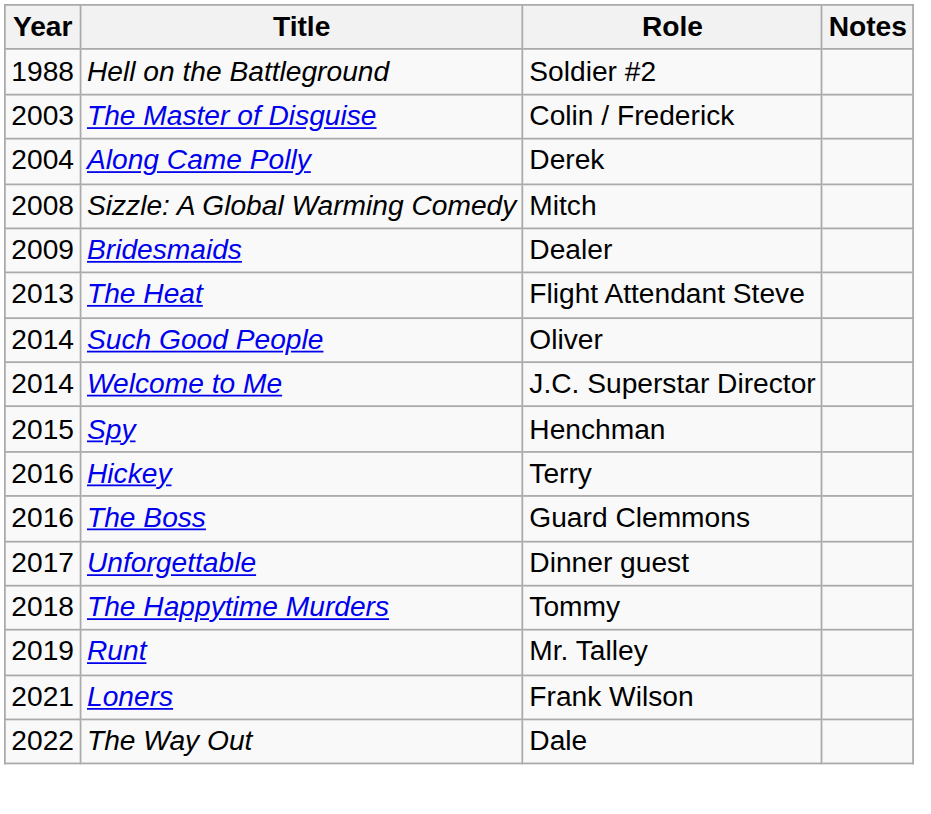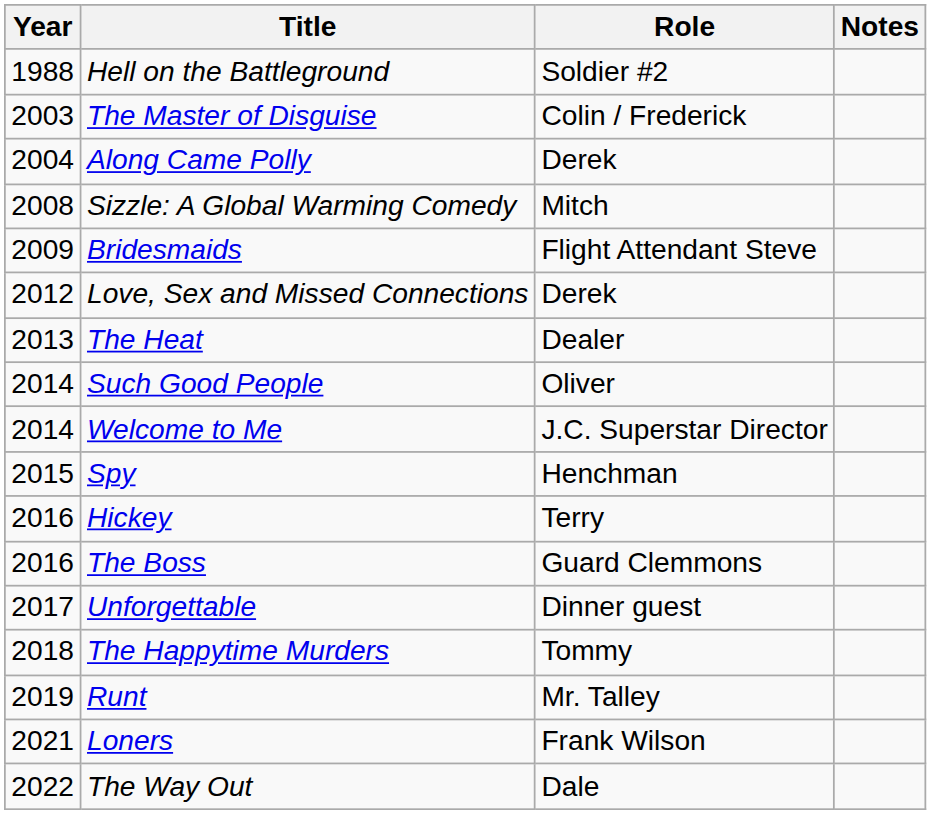(571, 250) Dealer -> (679, 250) Flight Attendant Steve
+ row: (308, 294)
(667, 294) Flight Attendant Steve -> (583, 339) Dealer
